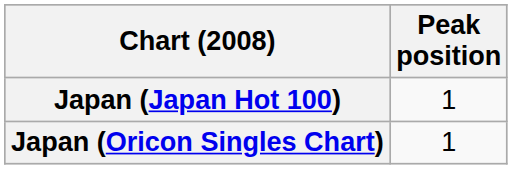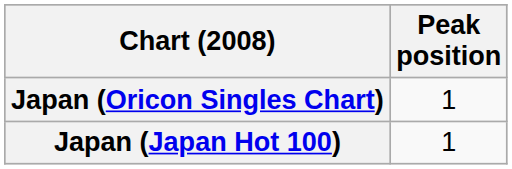rows swapped: (197, 142) <-> (197, 99)
